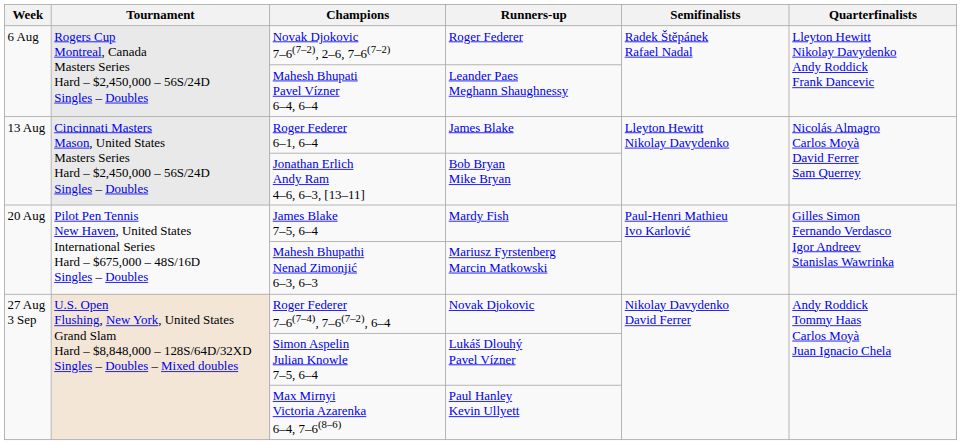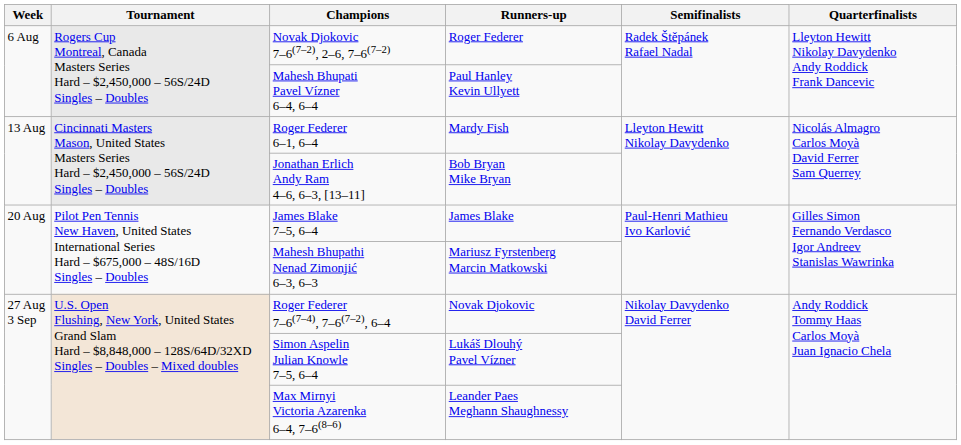(508, 83) Leander Paes Meghann Shaughnessy -> (484, 83) Paul Hanley Kevin Ullyett
(481, 127) James Blake -> (479, 127) Mardy Fish
(479, 216) Mardy Fish -> (481, 216) James Blake
(484, 403) Paul Hanley Kevin Ullyett -> (508, 403) Leander Paes Meghann Shaughnessy
